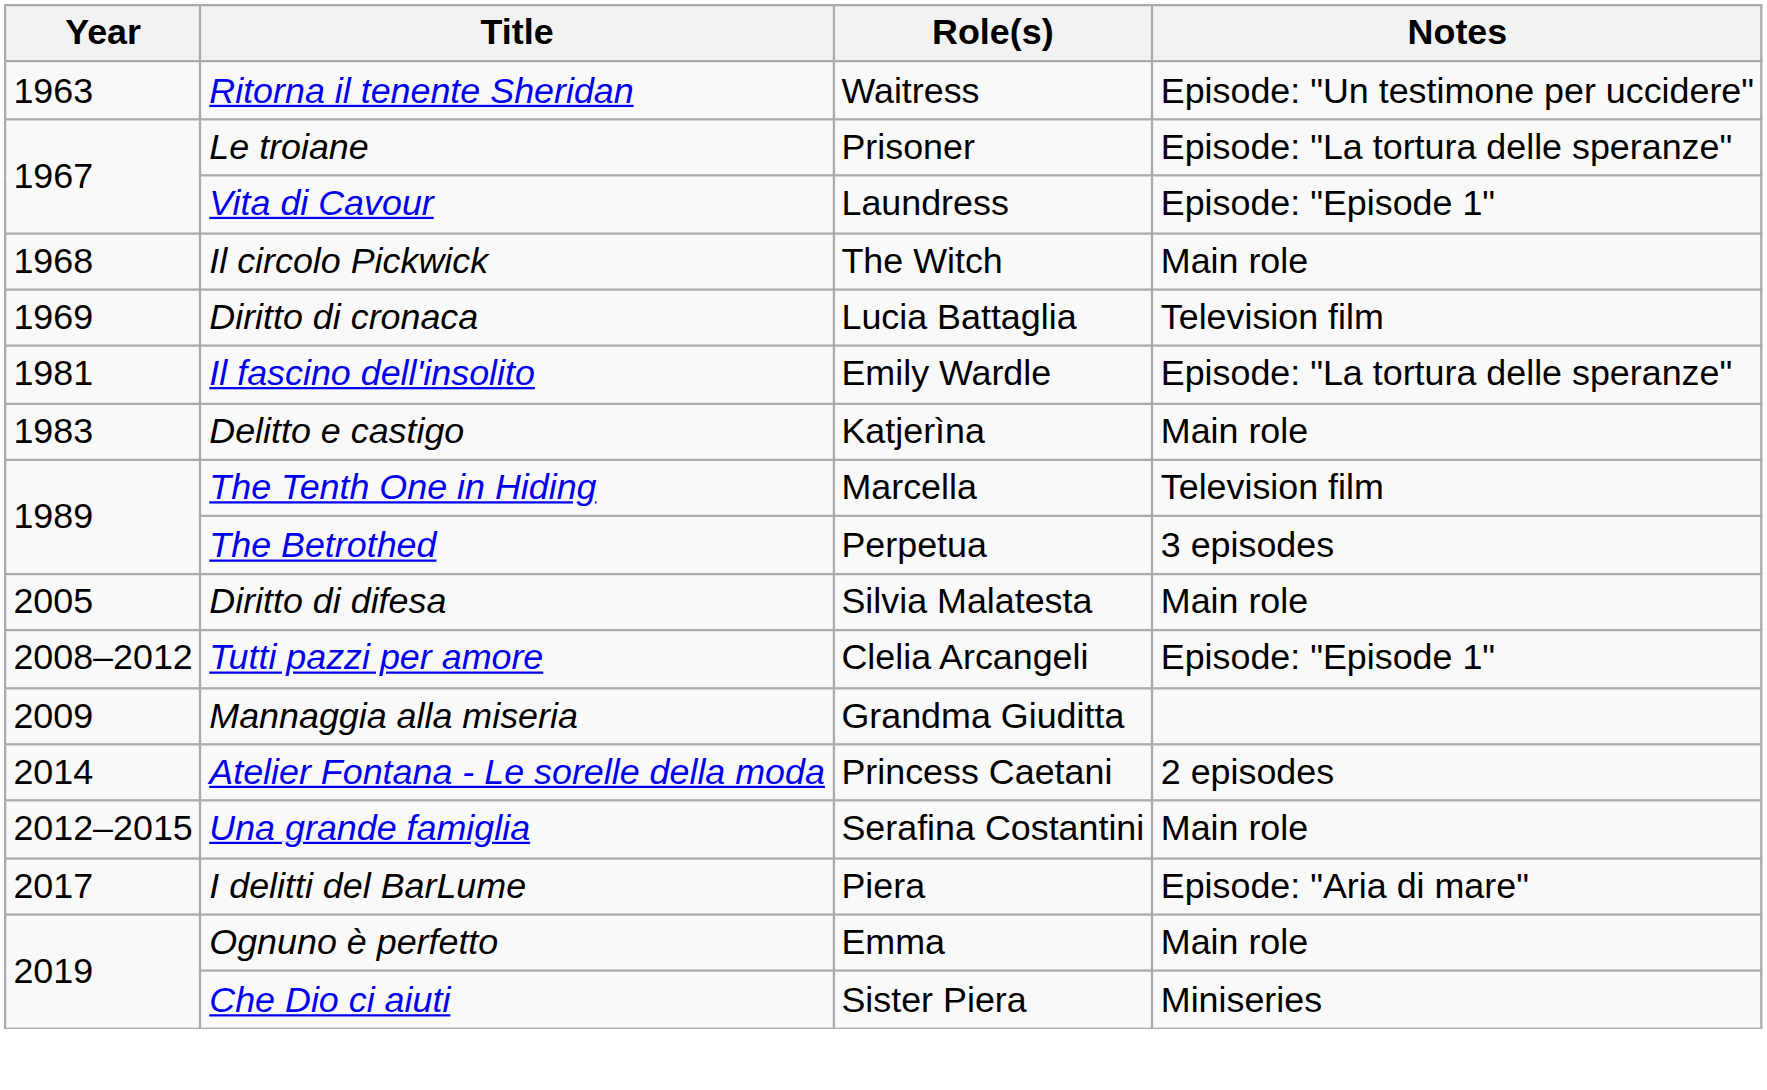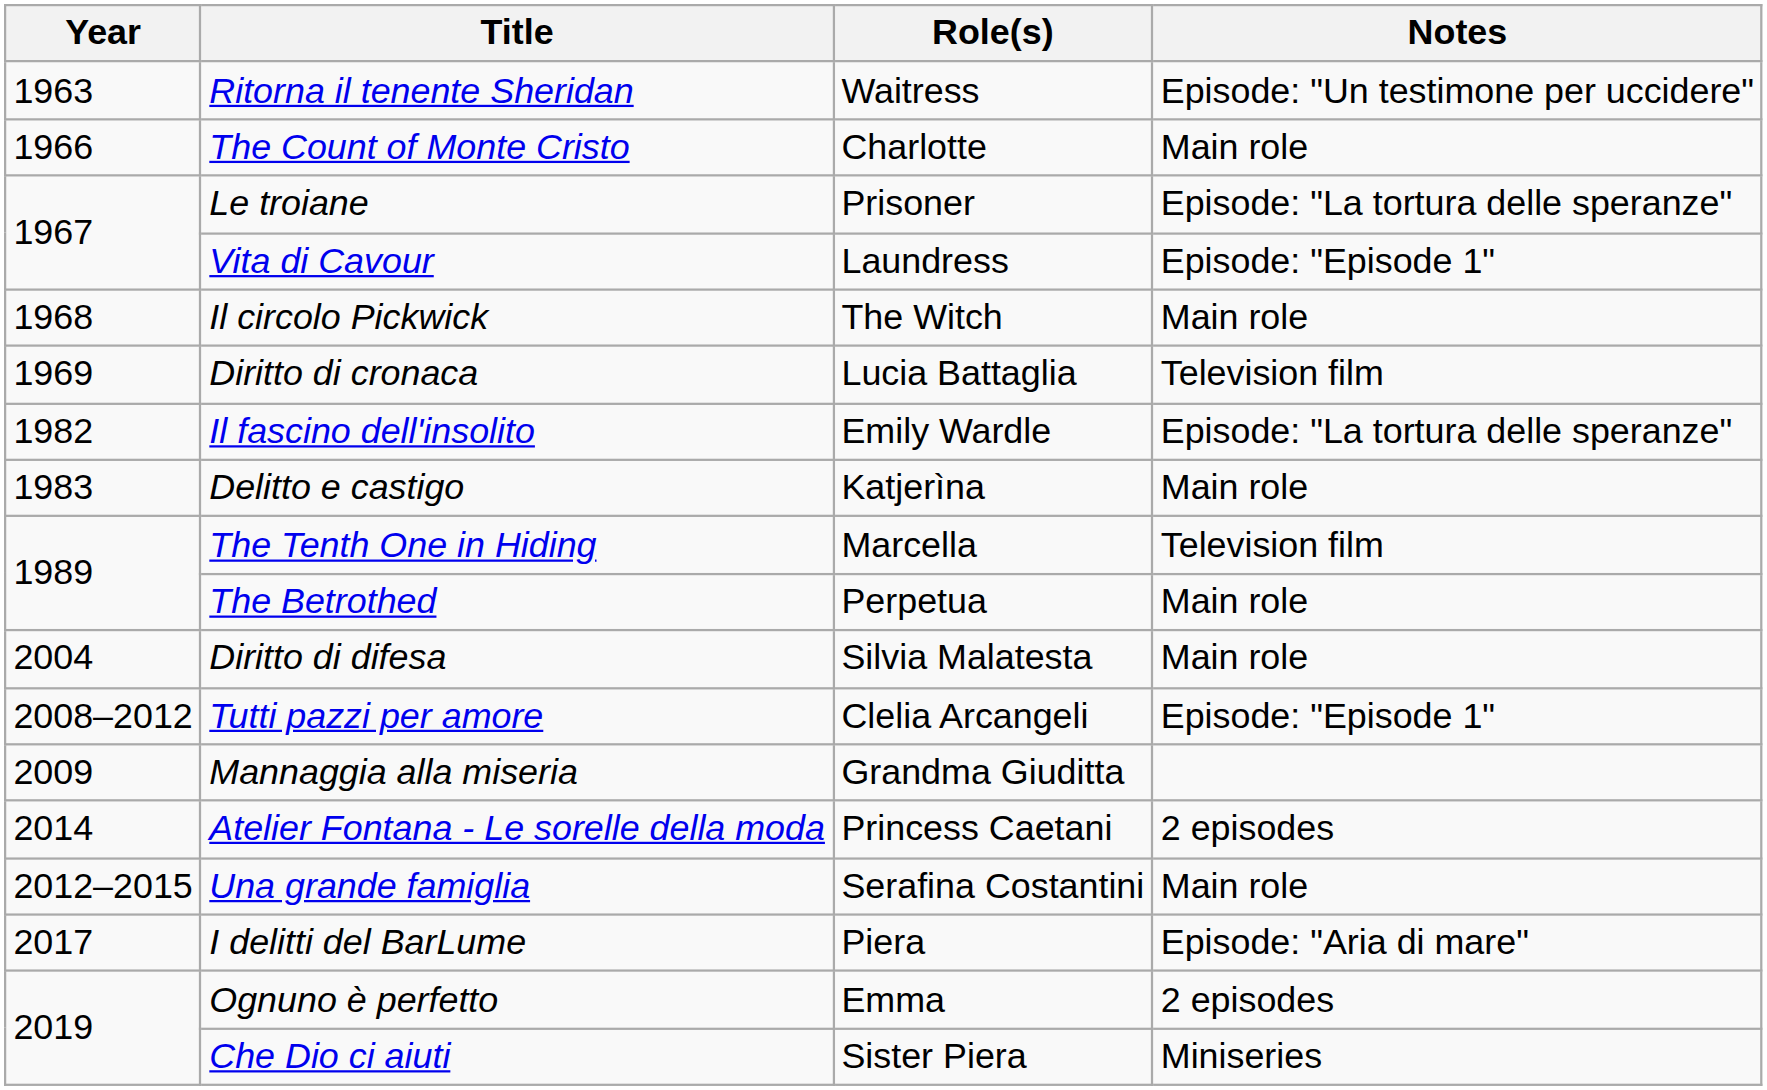+ row: (419, 146)
(53, 373) 1981 -> (53, 430) 1982
(1247, 544) 3 episodes -> (1234, 601) Main role
(53, 601) 2005 -> (53, 658) 2004
(1234, 942) Main role -> (1247, 999) 2 episodes
